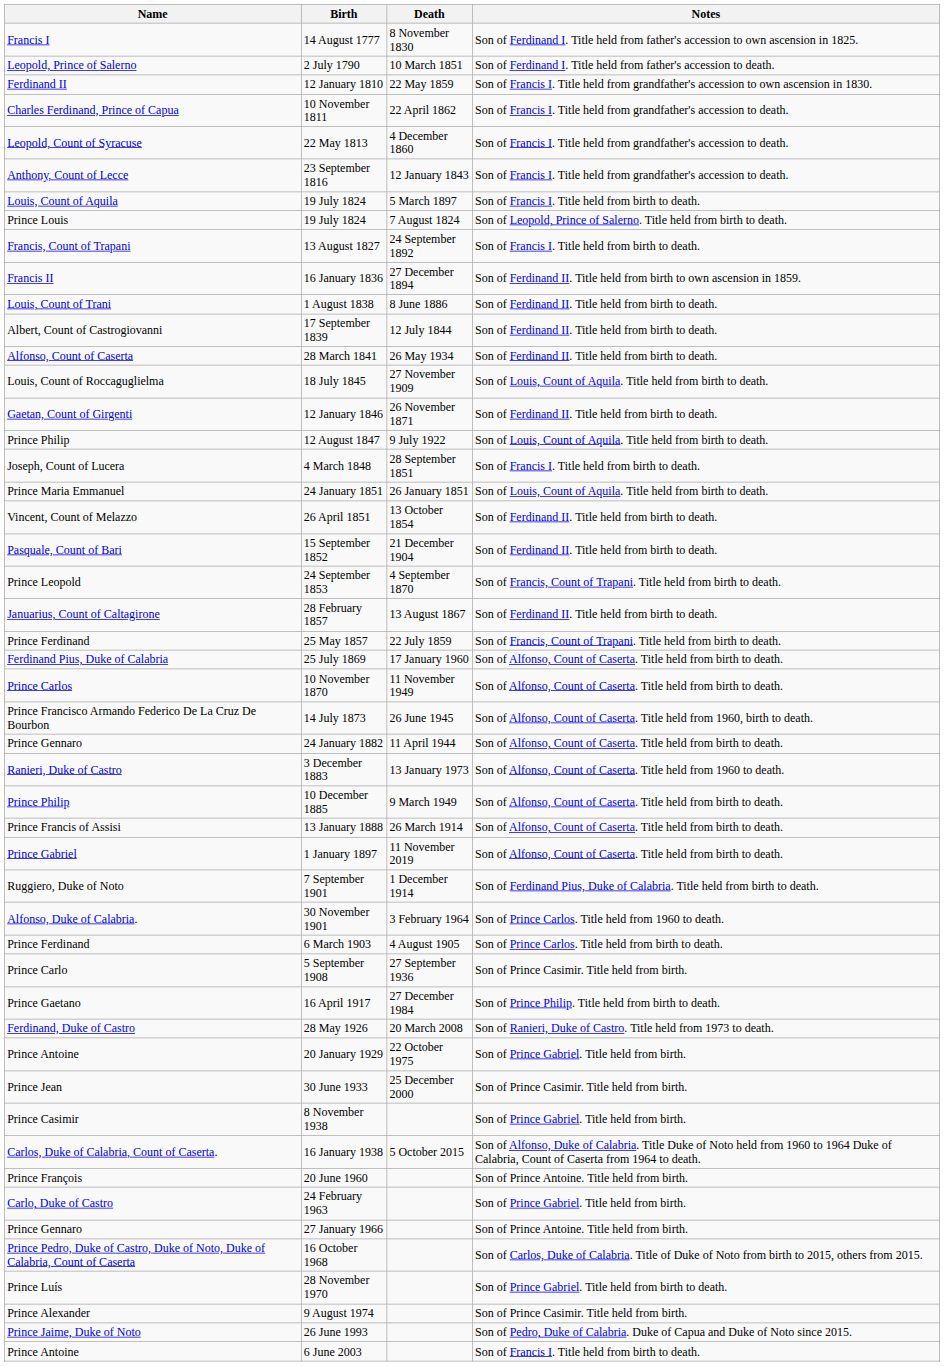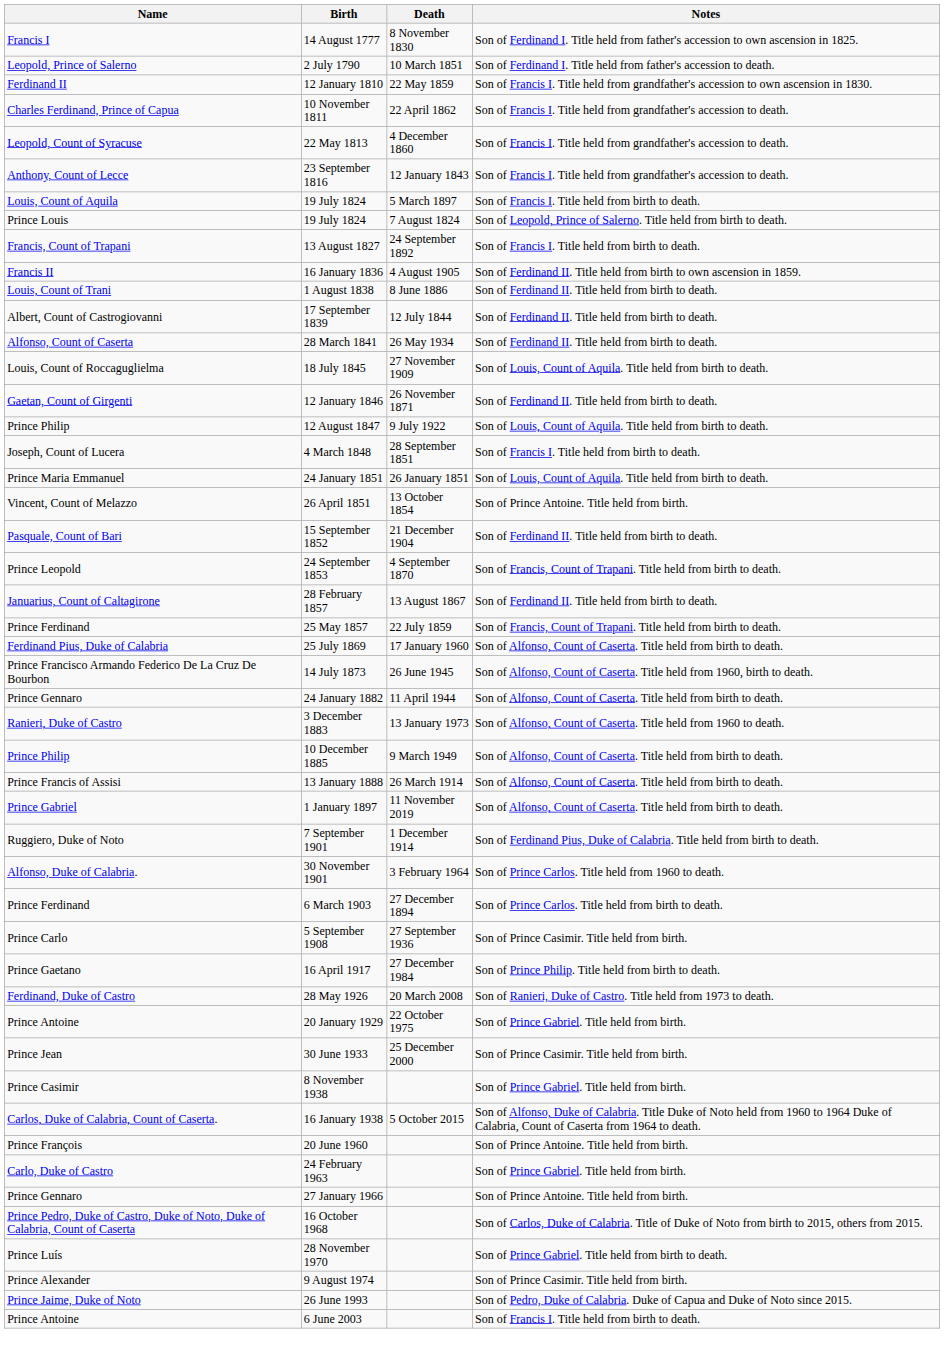(422, 278) 27 December 1894 -> (424, 271) 4 August 1905
(596, 517) Son of Ferdinand II. Title held from birth to death. -> (582, 503) Son of Prince Antoine. Title held from birth.
- row: (40, 685)
(424, 944) 4 August 1905 -> (422, 905) 27 December 1894
